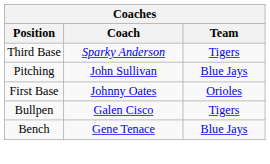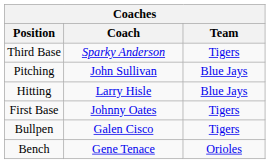+ row: (34, 91)
(224, 91) Orioles -> (224, 110) Tigers
(224, 129) Blue Jays -> (224, 149) Orioles
